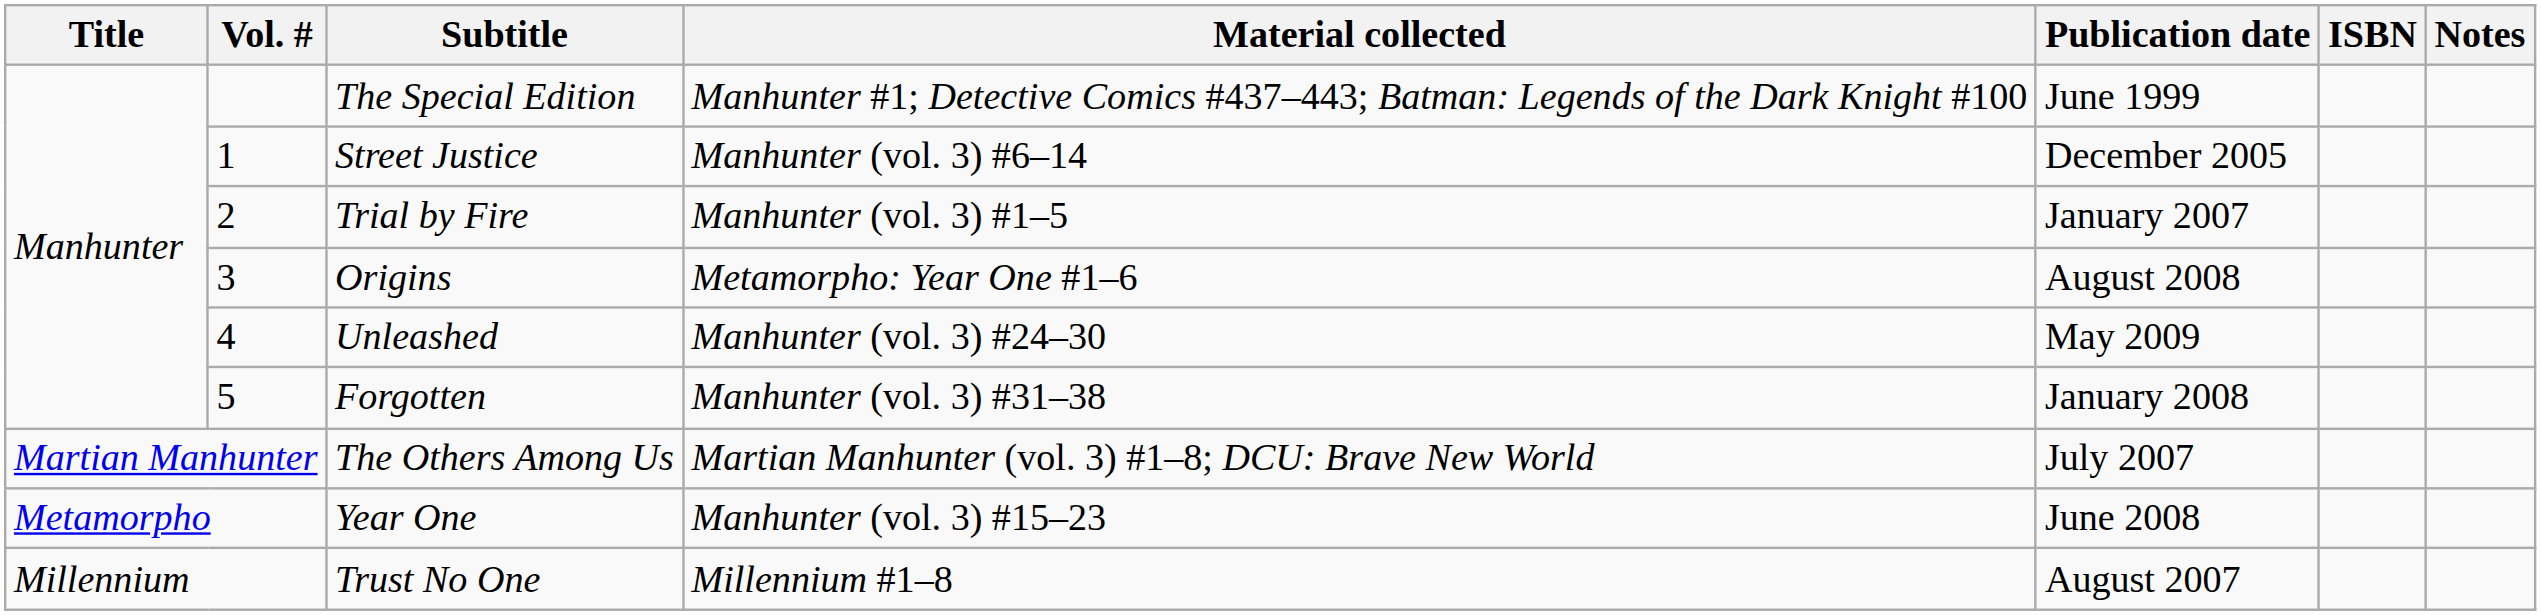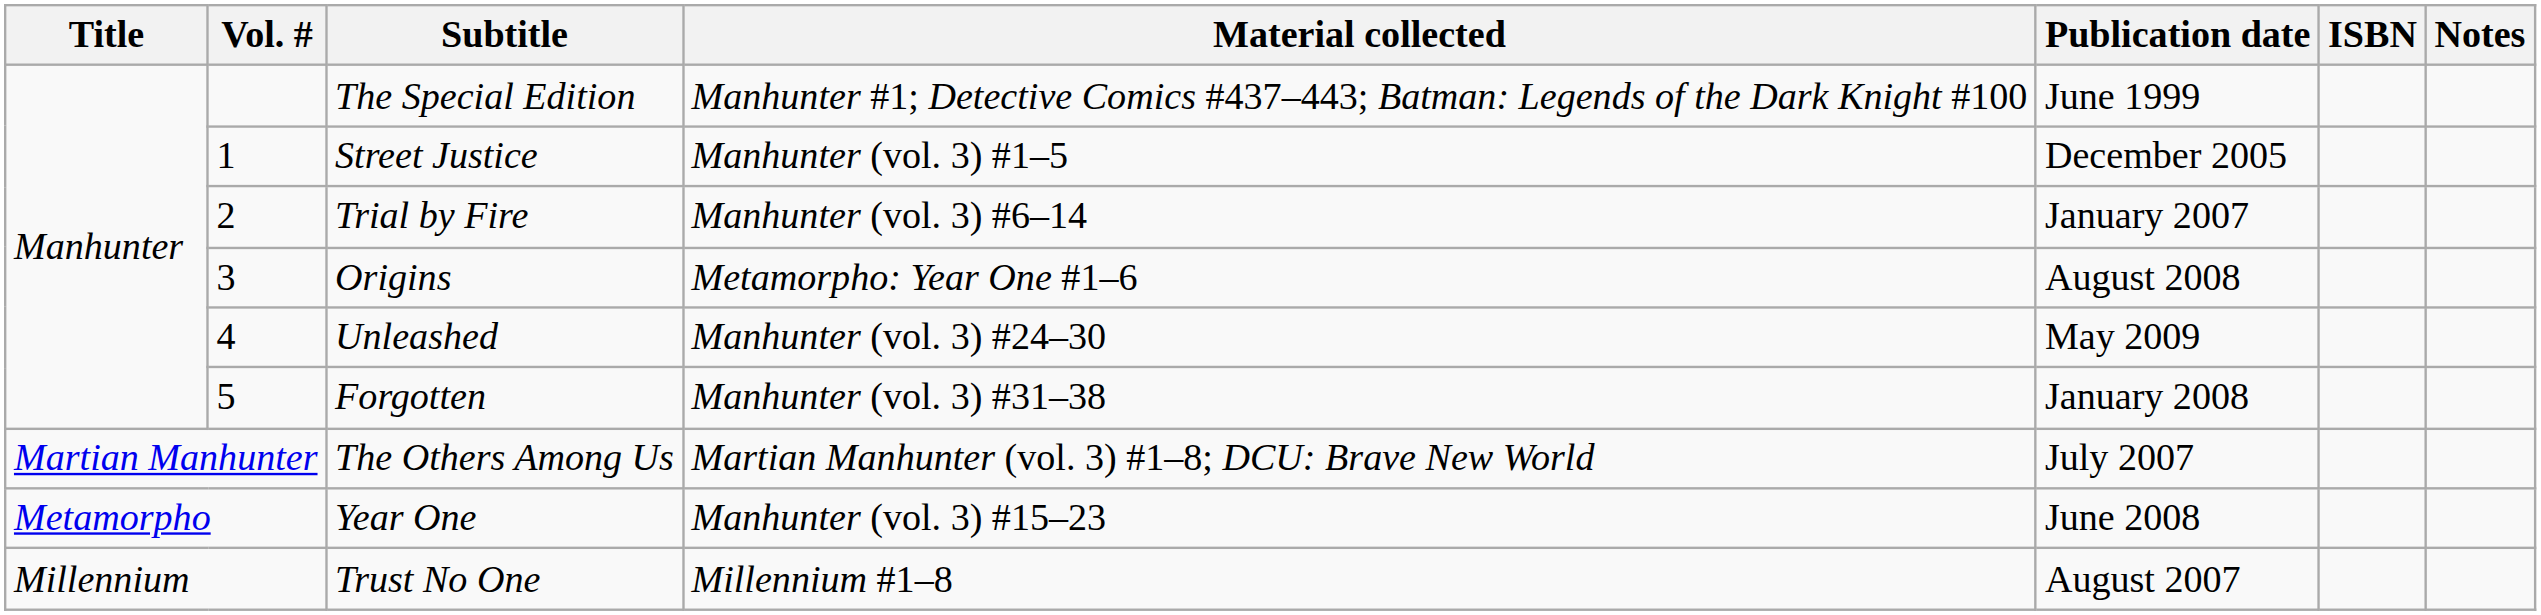(889, 155) Manhunter (vol. 3) #6–14 -> (880, 155) Manhunter (vol. 3) #1–5
(880, 215) Manhunter (vol. 3) #1–5 -> (889, 215) Manhunter (vol. 3) #6–14
